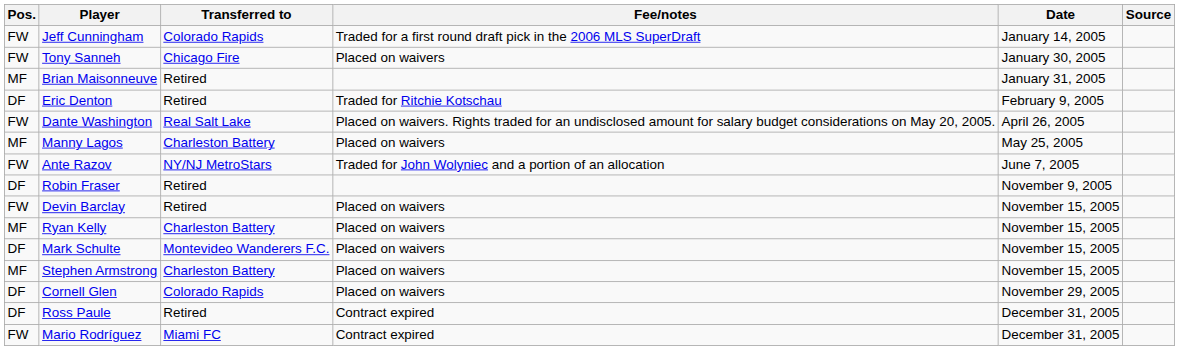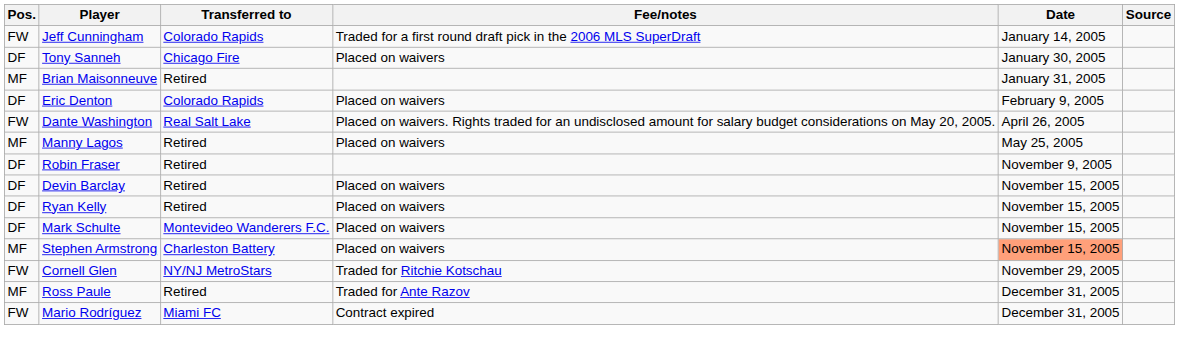(18, 57) FW -> (16, 57) DF
(185, 100) Retired -> (213, 100) Colorado Rapids
(419, 100) Traded for Ritchie Kotschau -> (390, 100) Placed on waivers
(219, 143) Charleston Battery -> (185, 143) Retired
- row: (77, 164)
(18, 206) FW -> (16, 185) DF
(17, 228) MF -> (16, 206) DF
(219, 228) Charleston Battery -> (185, 206) Retired
(1061, 270) no background -> (1061, 249) lightsalmon background
(16, 292) DF -> (18, 270) FW
(213, 292) Colorado Rapids -> (217, 270) NY/NJ MetroStars
(390, 292) Placed on waivers -> (419, 270) Traded for Ritchie Kotschau
(16, 313) DF -> (17, 292) MF
(385, 313) Contract expired -> (403, 292) Traded for Ante Razov
